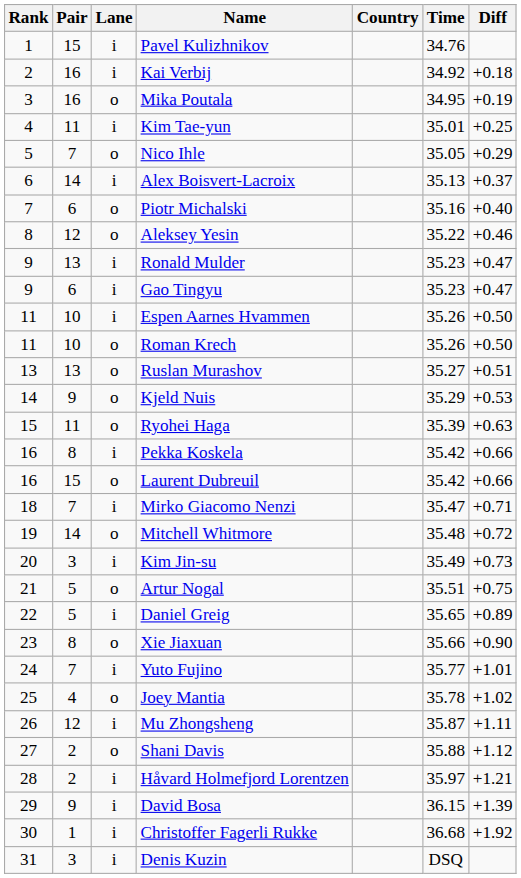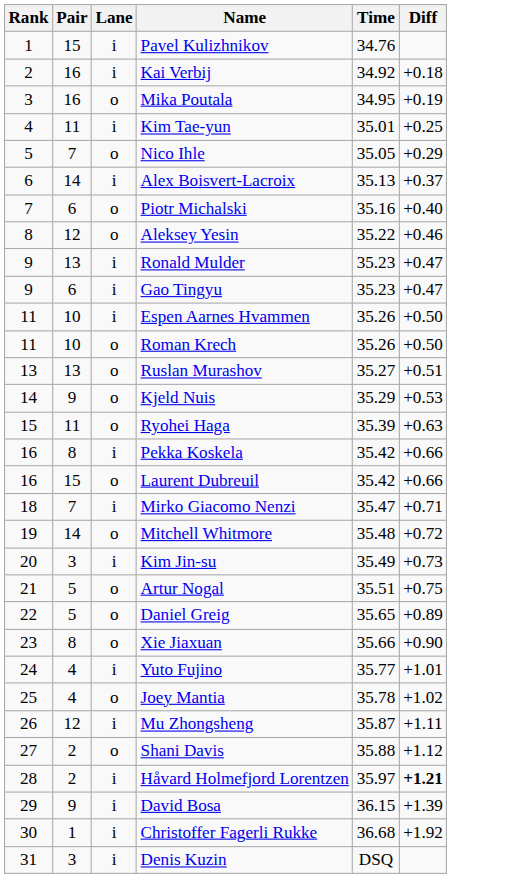- column: (388, 18)
(114, 615) i -> (114, 615) o
(72, 669) 7 -> (72, 669) 4
(493, 778) normal -> (423, 778) bold
